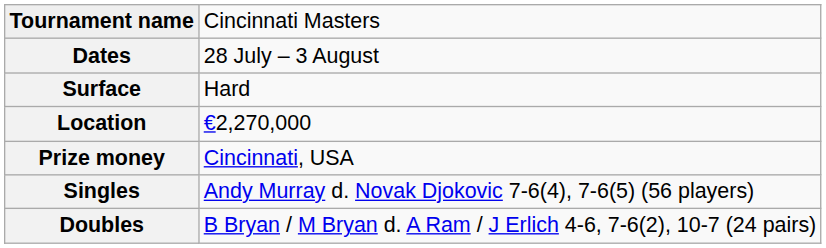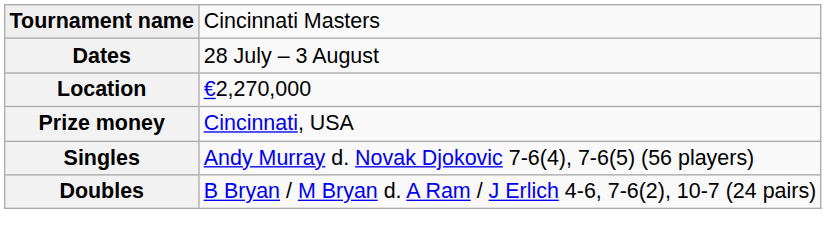- row: (102, 89)
